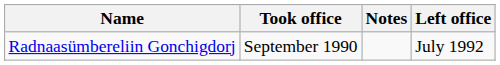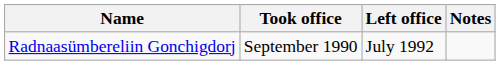columns swapped: (453, 18) <-> (386, 18)
